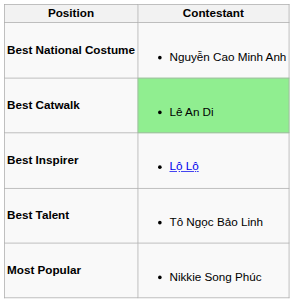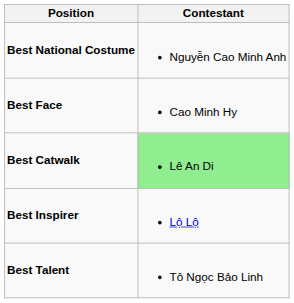+ row: (35, 105)
- row: (44, 270)
